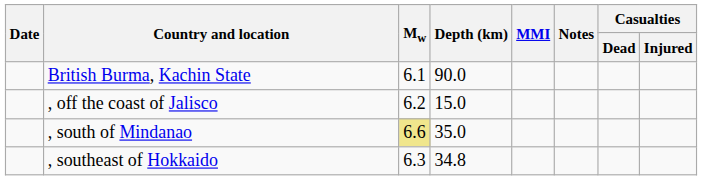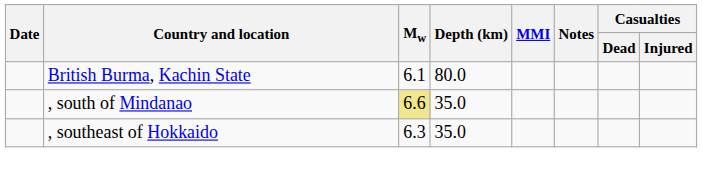(450, 75) 90.0 -> (450, 75) 80.0
- row: (133, 103)
(450, 160) 34.8 -> (450, 132) 35.0
